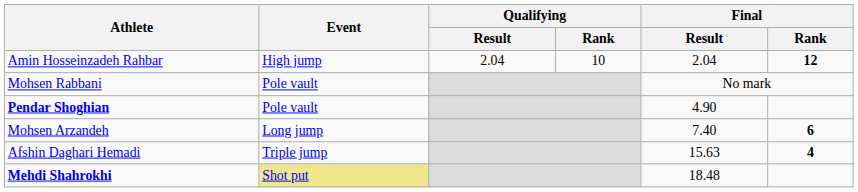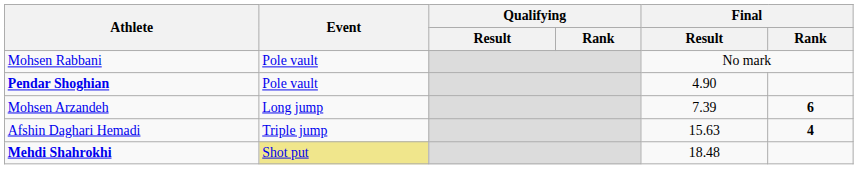- row: (85, 61)
(704, 130) 7.40 -> (704, 107) 7.39
